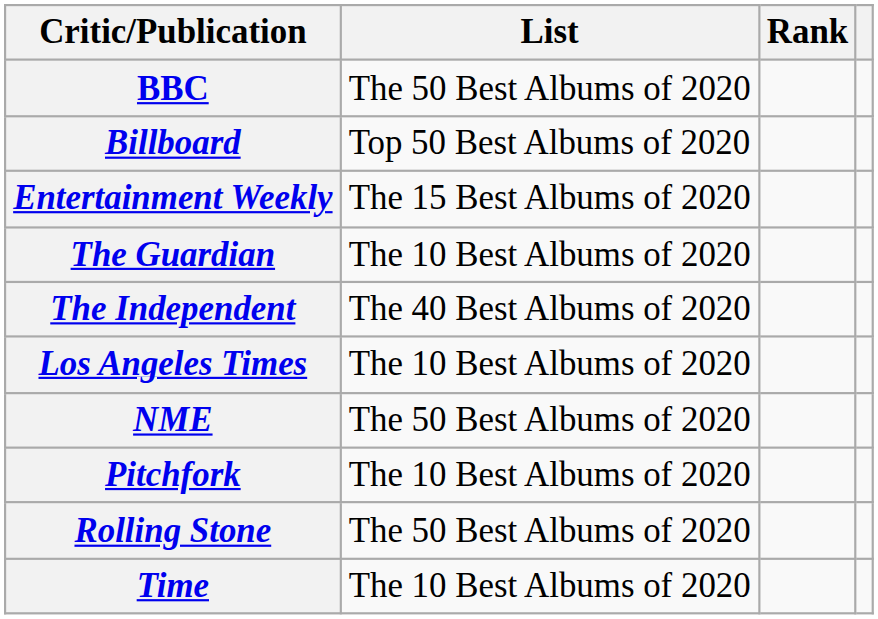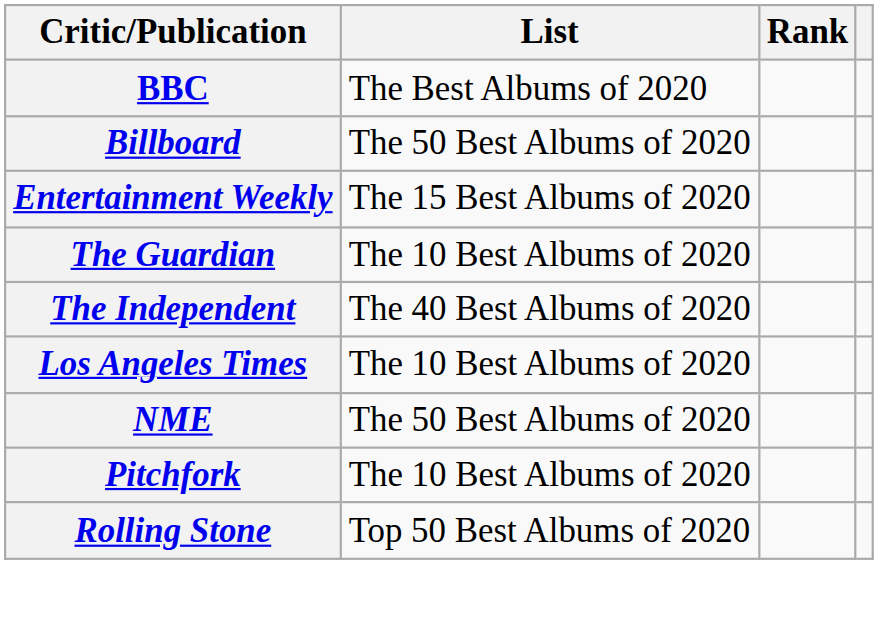(550, 87) The 50 Best Albums of 2020 -> (528, 87) The Best Albums of 2020
(549, 142) Top 50 Best Albums of 2020 -> (550, 142) The 50 Best Albums of 2020
(550, 530) The 50 Best Albums of 2020 -> (549, 530) Top 50 Best Albums of 2020
- row: (173, 585)
